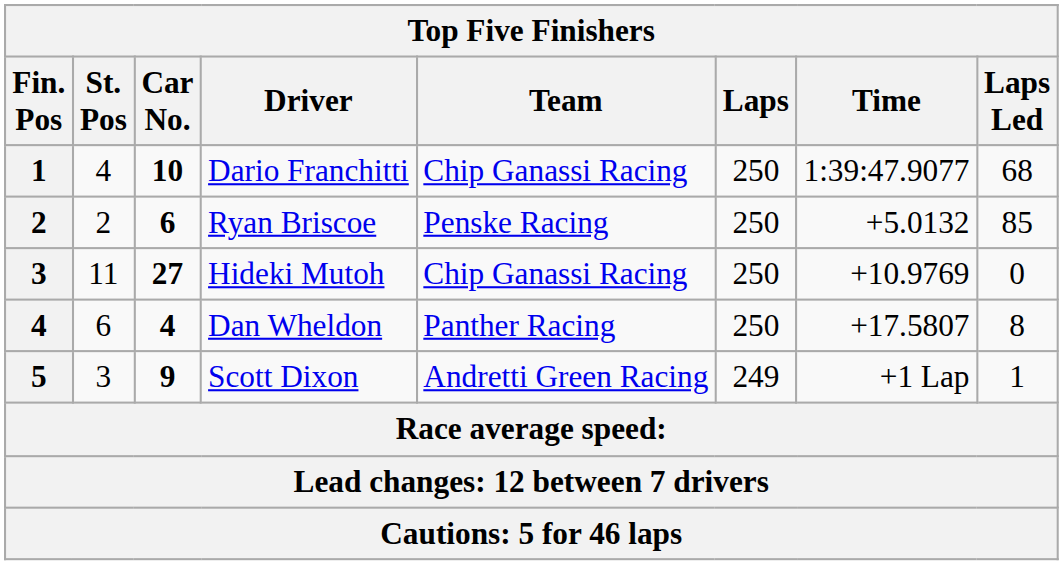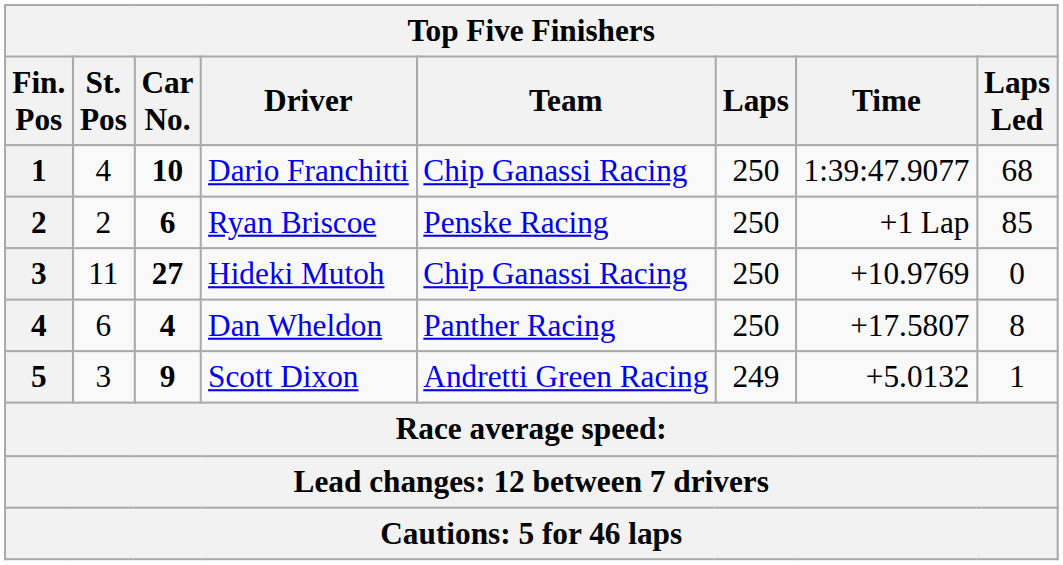(918, 222) +5.0132 -> (925, 222) +1 Lap
(925, 377) +1 Lap -> (918, 377) +5.0132
